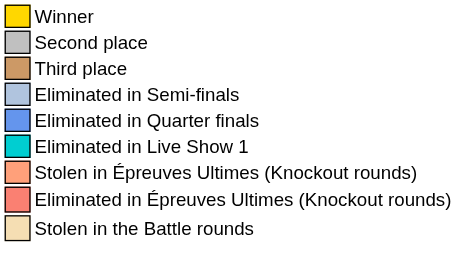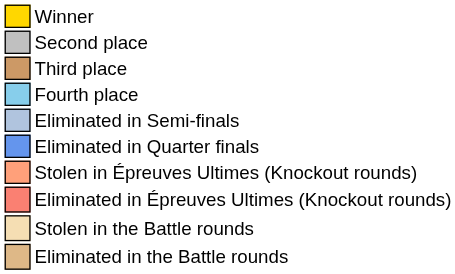+ row: (86, 94)
- row: (142, 146)
+ row: (161, 257)
